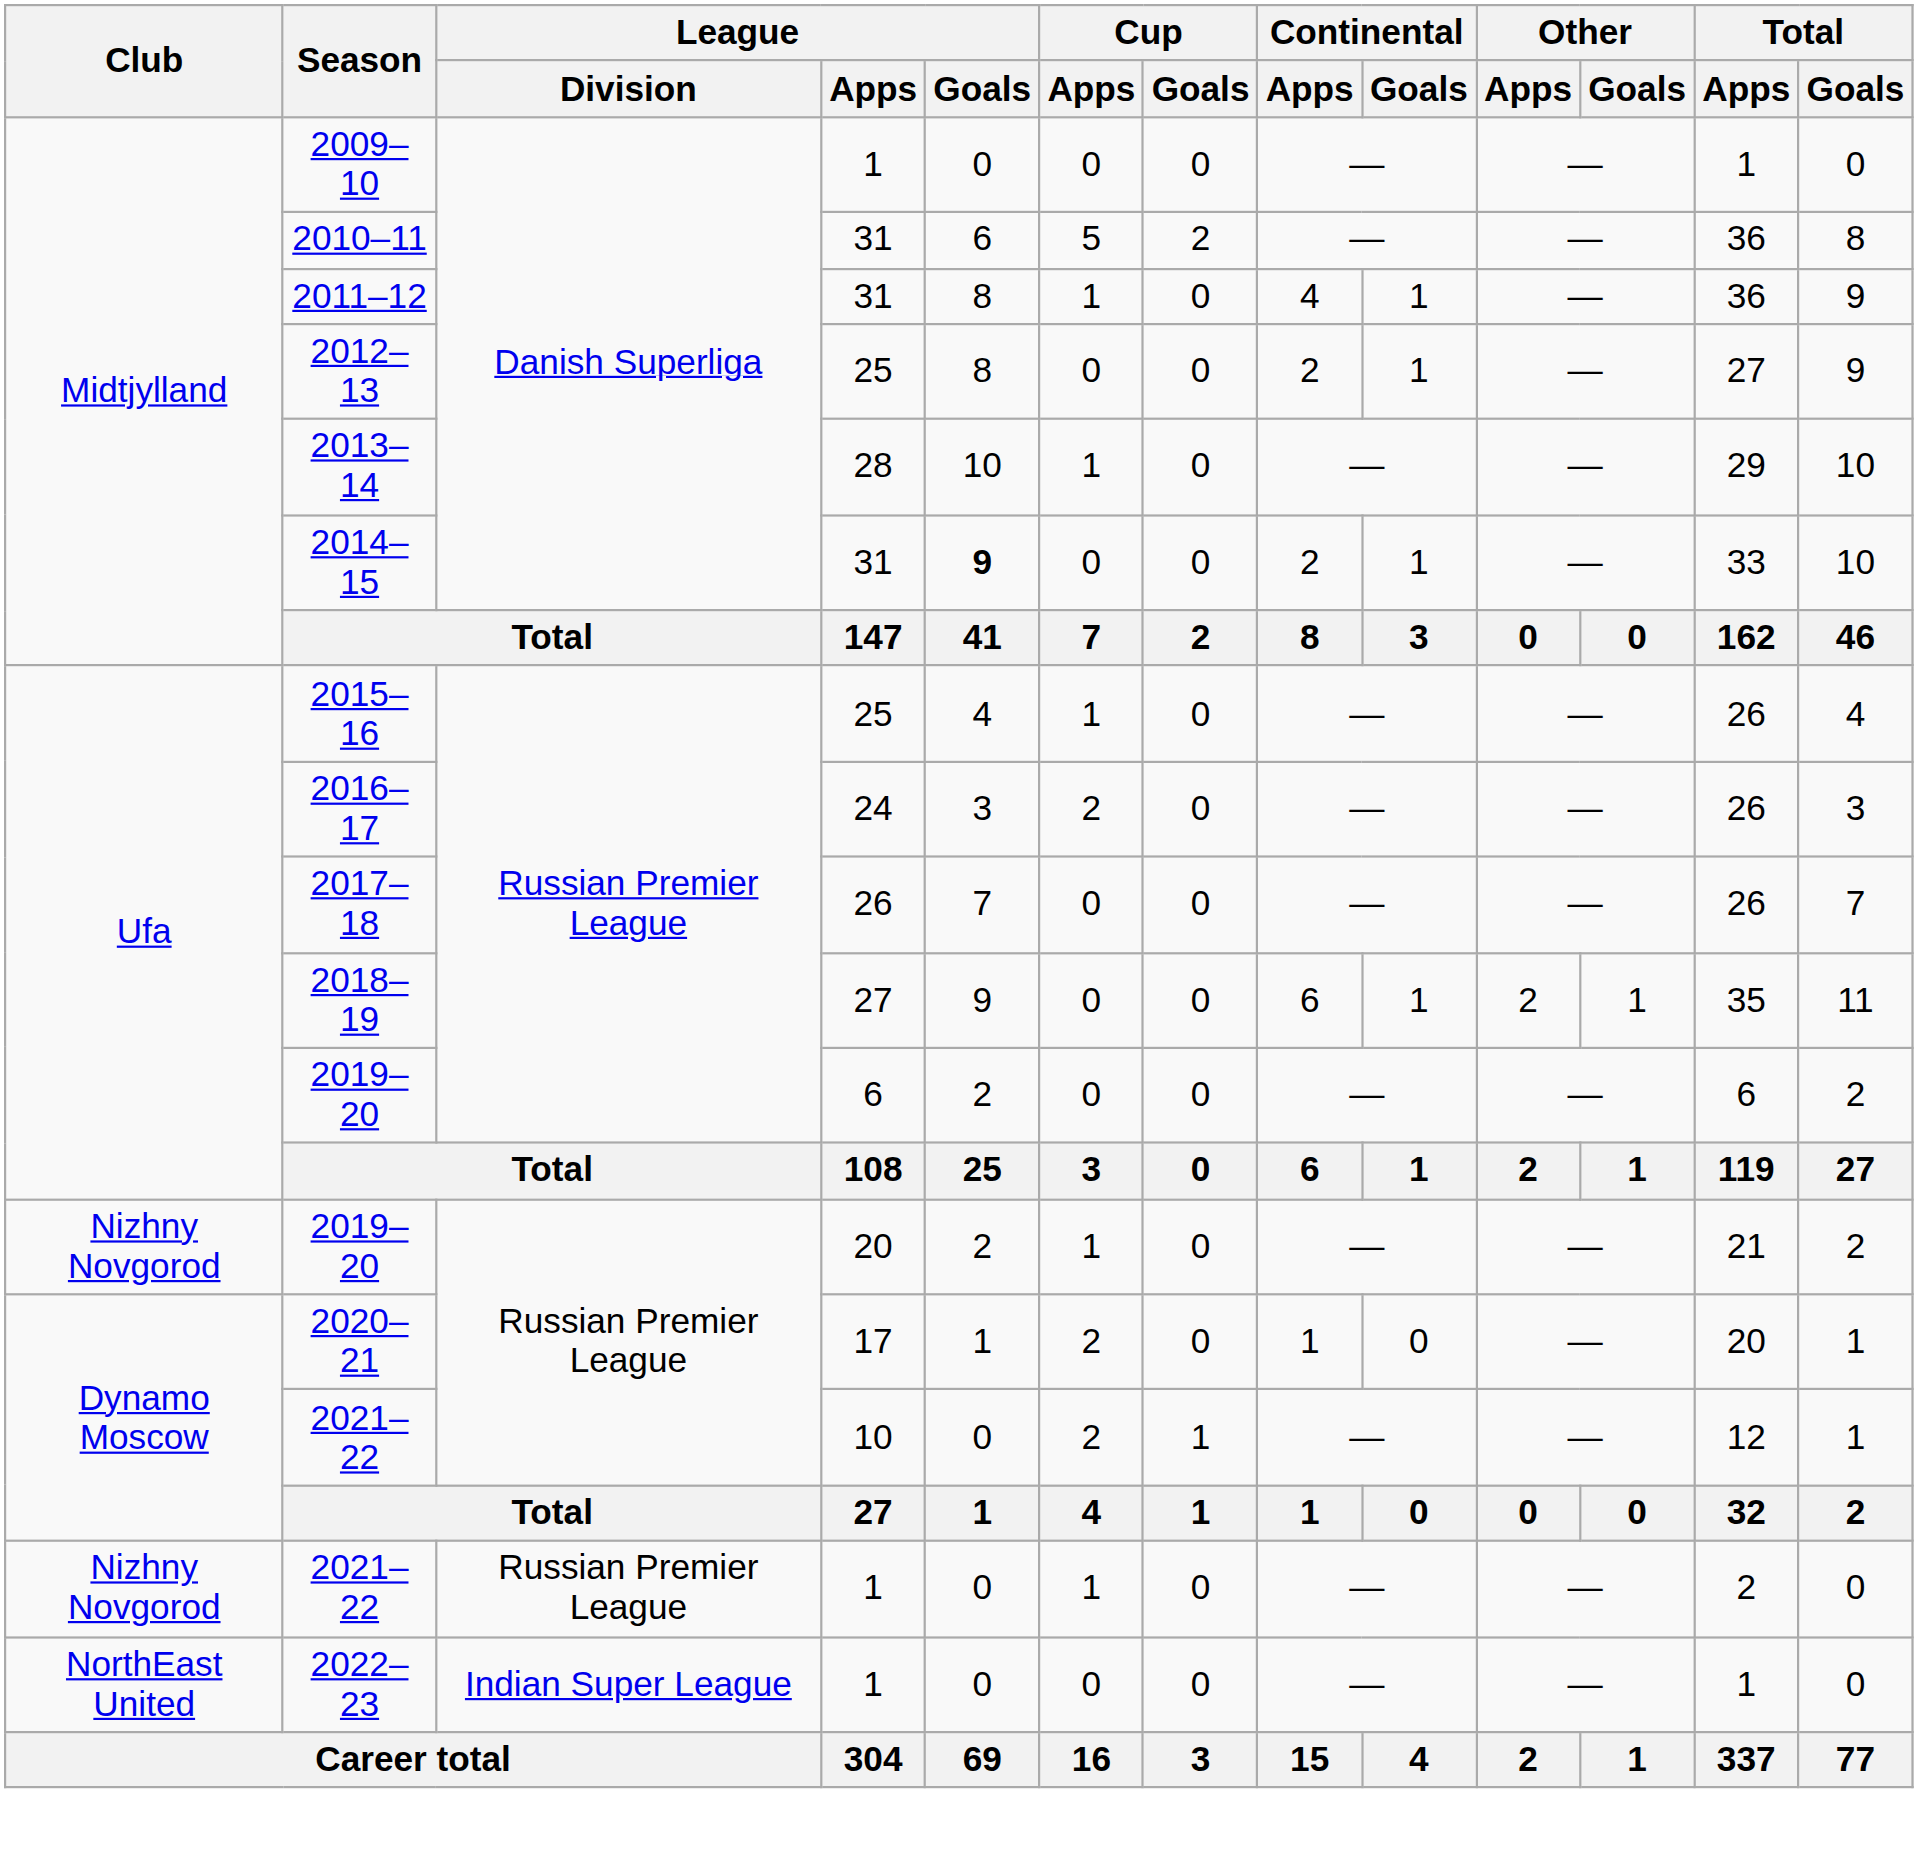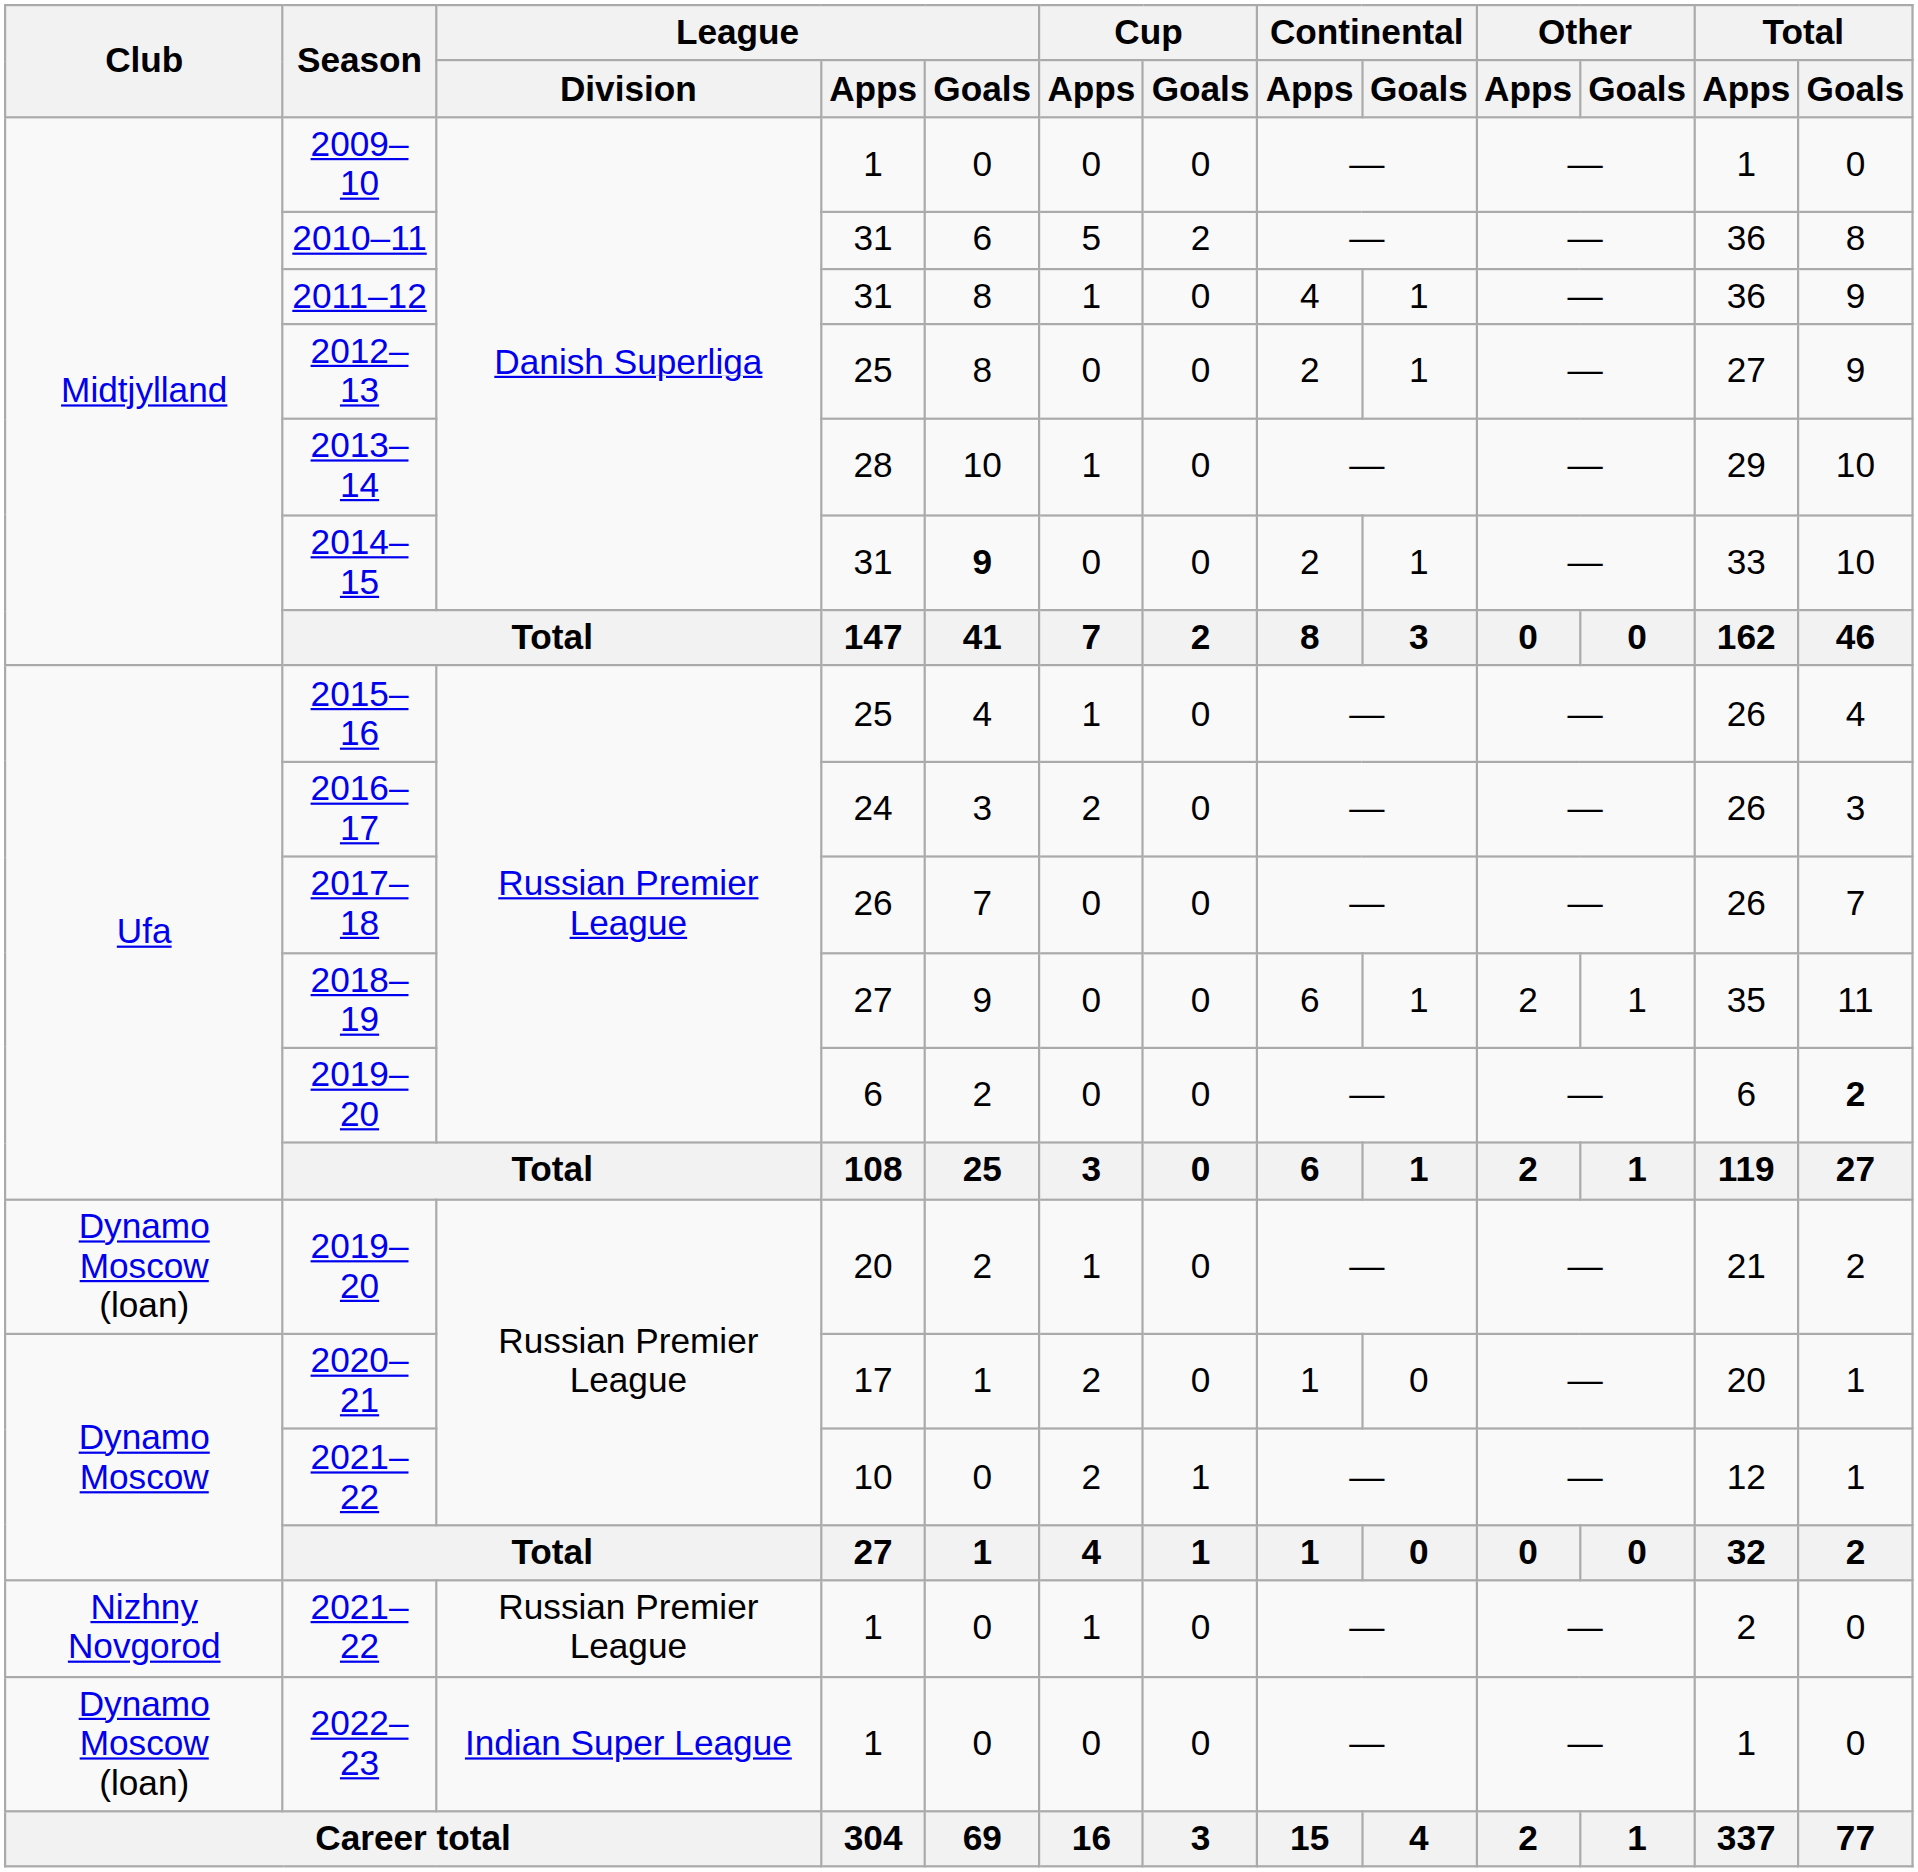(1855, 1094) normal -> (1855, 1094) bold
(144, 1245) Nizhny Novgorod -> (144, 1265) Dynamo Moscow (loan)
(144, 1683) NorthEast United -> (144, 1742) Dynamo Moscow (loan)
